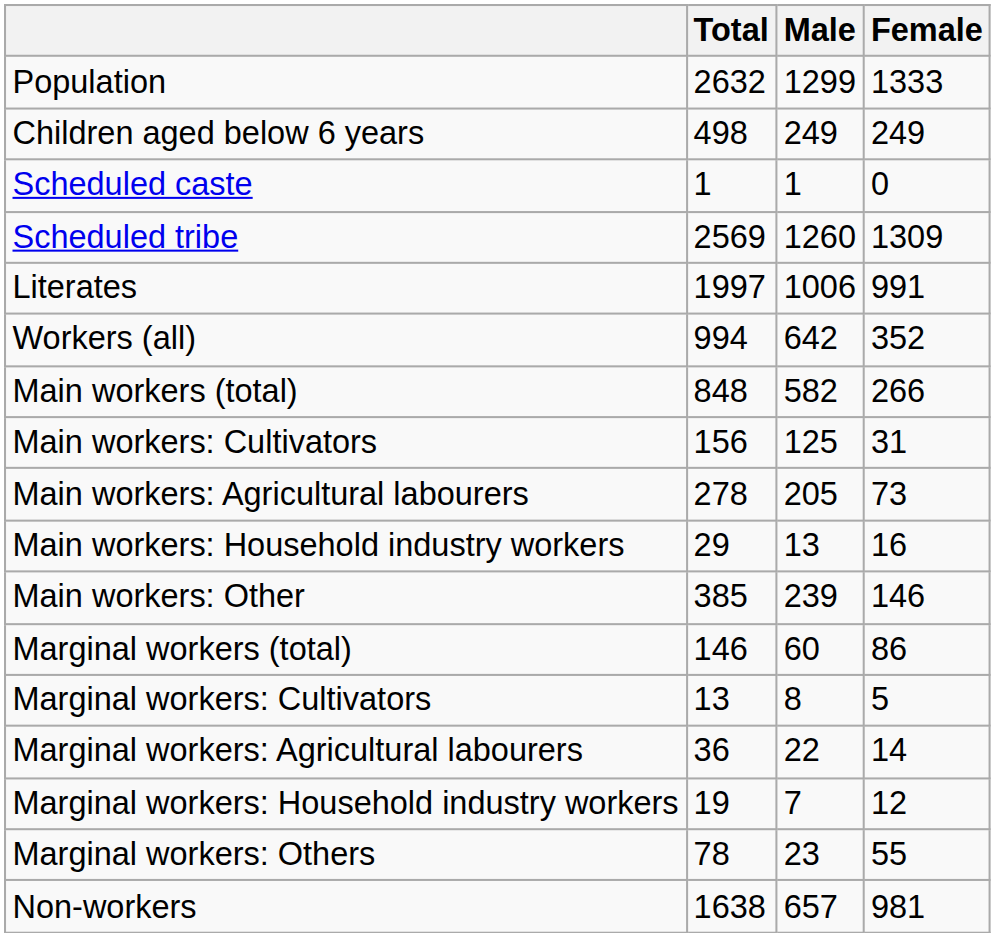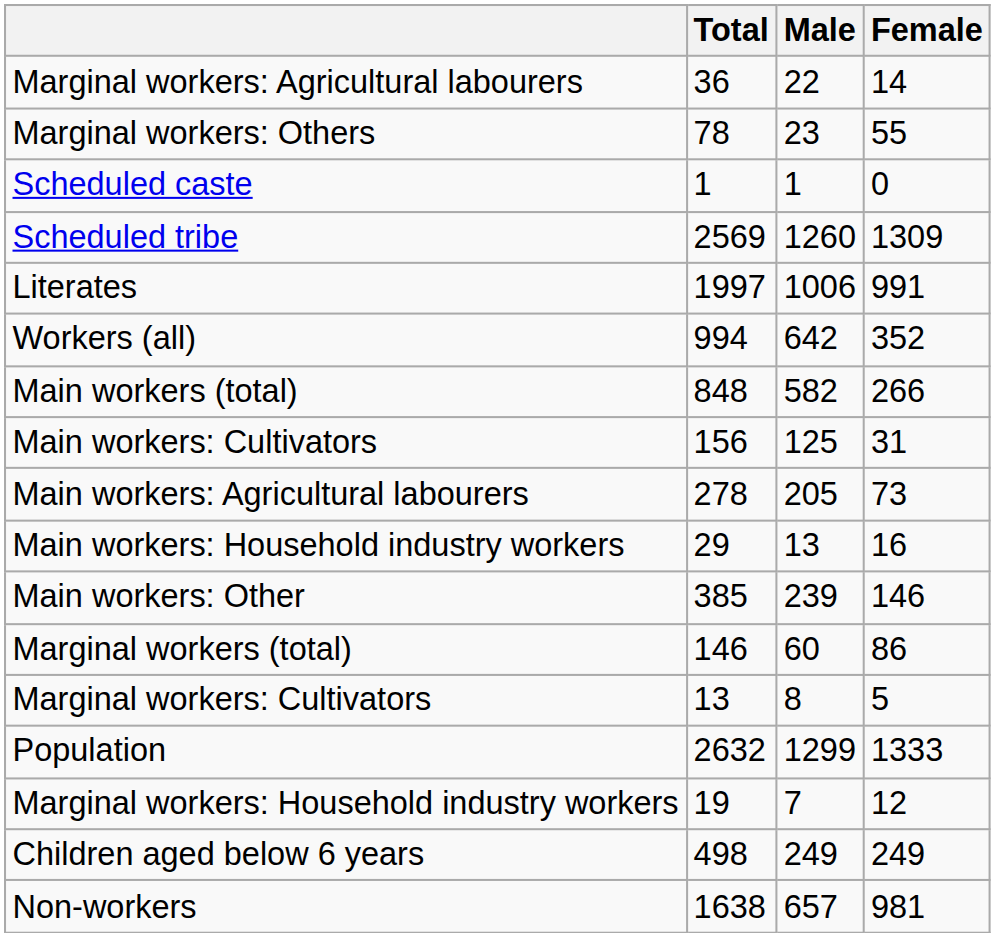rows swapped: (89, 81) <-> (298, 751)
rows swapped: (218, 133) <-> (194, 854)
